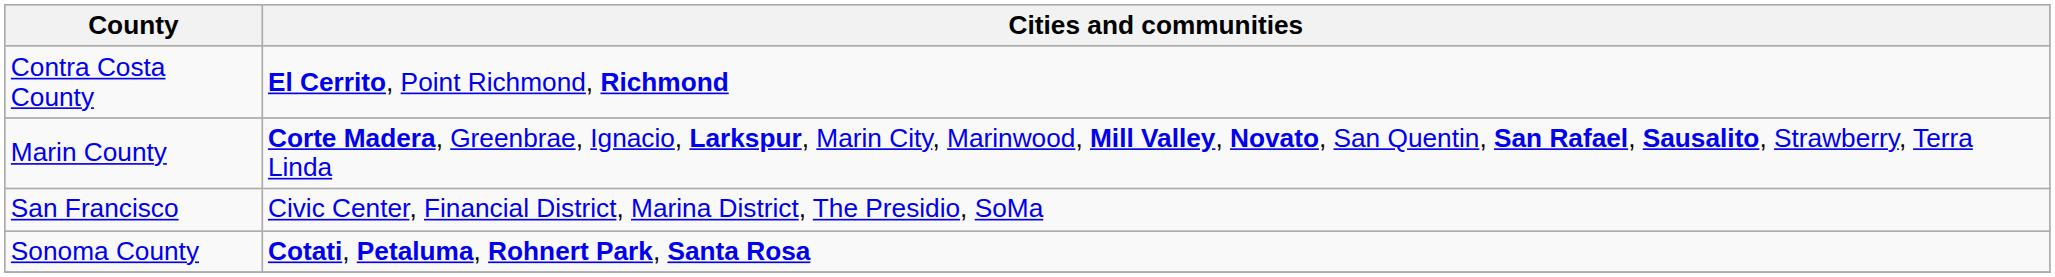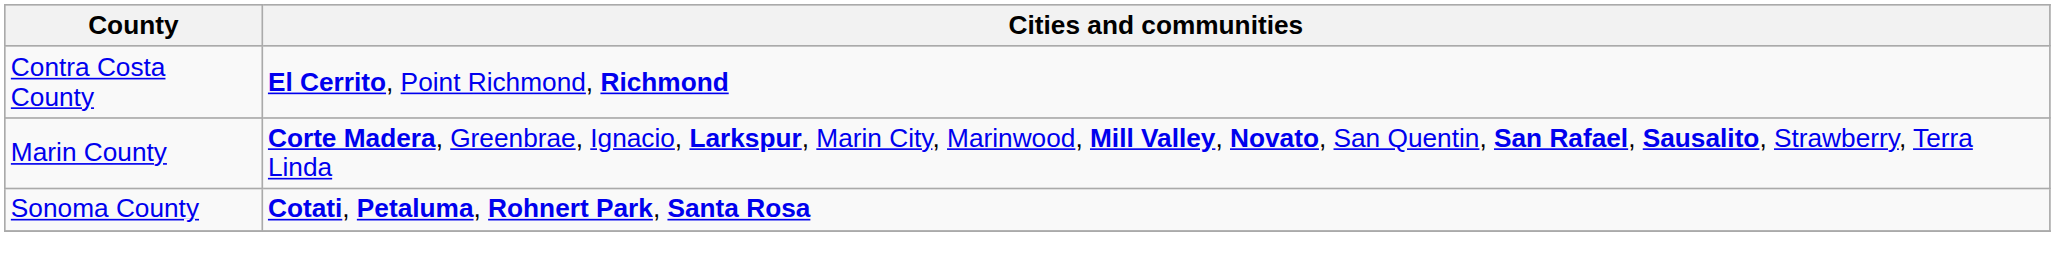- row: (95, 209)
